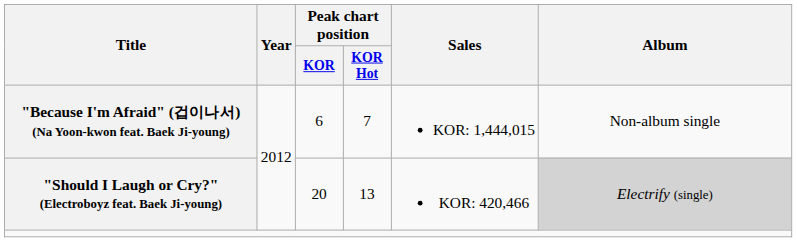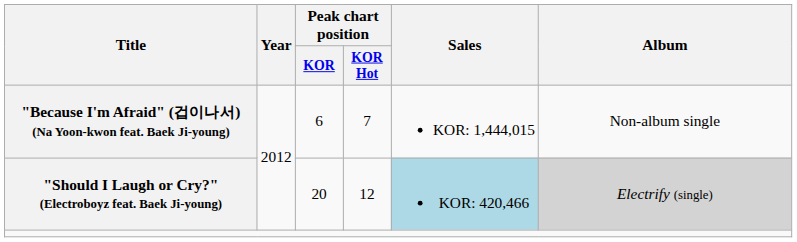(367, 193) 13 -> (367, 193) 12
(465, 202) no background -> (465, 202) lightblue background
